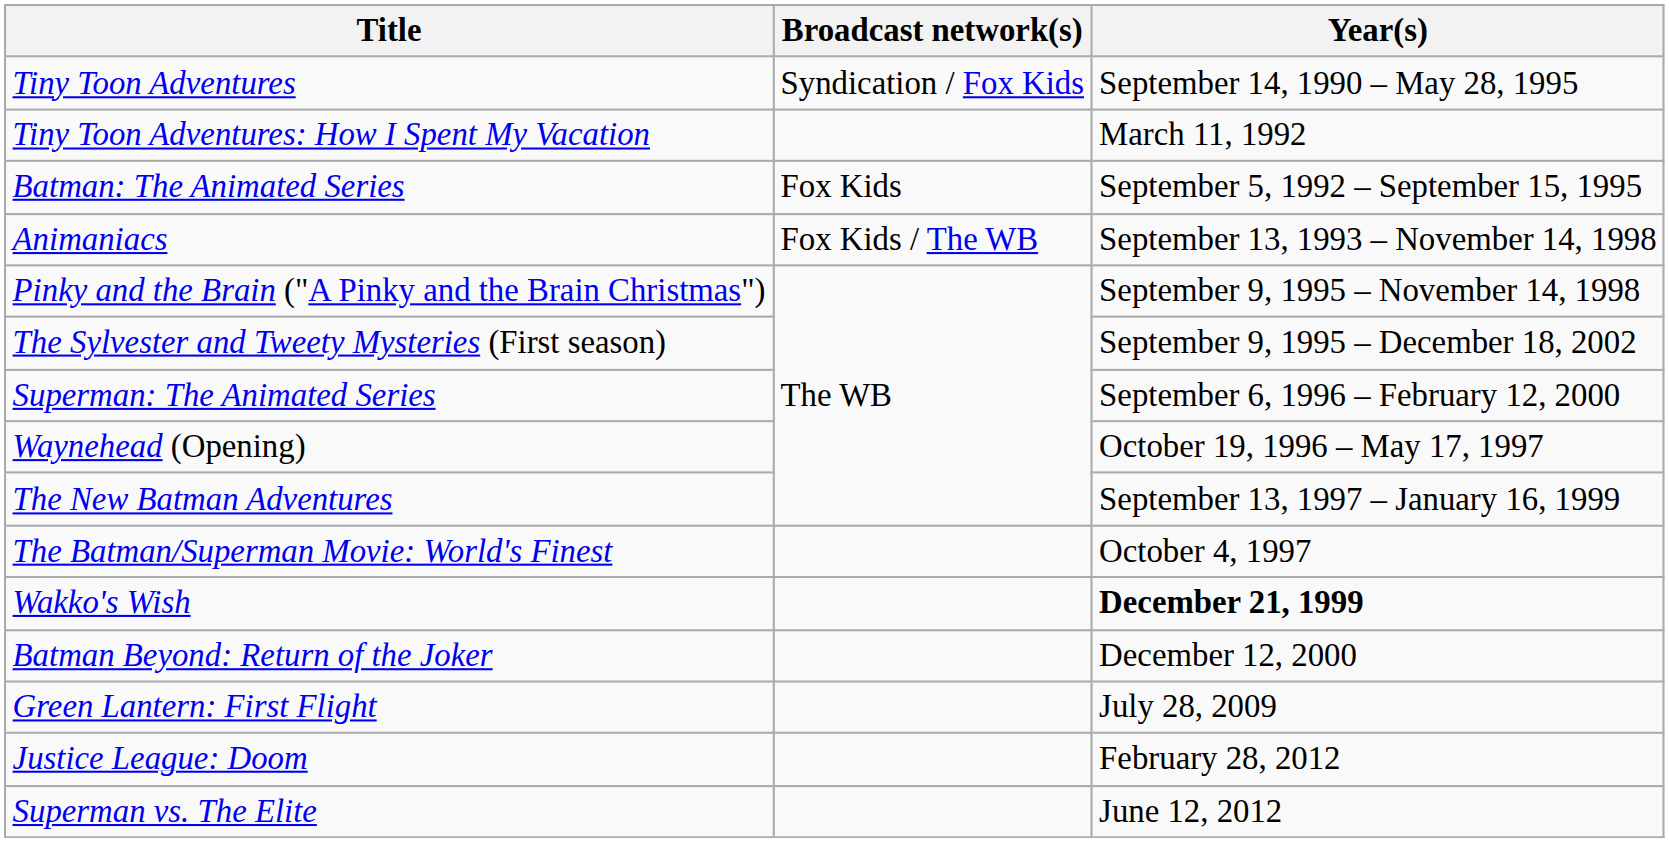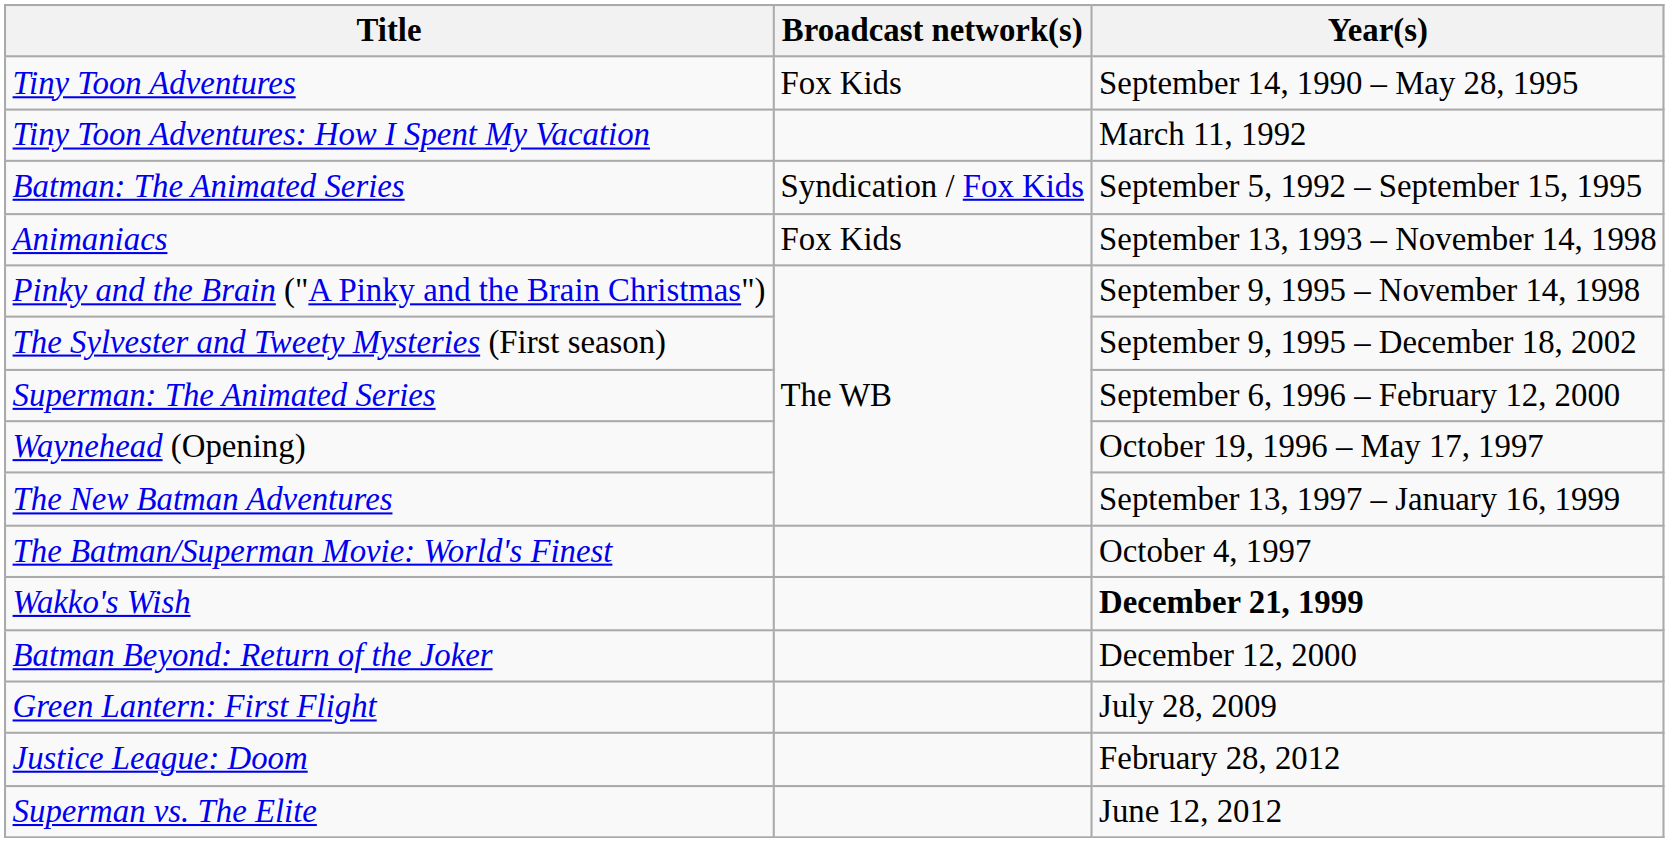(932, 82) Syndication / Fox Kids -> (841, 82) Fox Kids
(841, 186) Fox Kids -> (932, 186) Syndication / Fox Kids
(909, 238) Fox Kids / The WB -> (841, 238) Fox Kids
